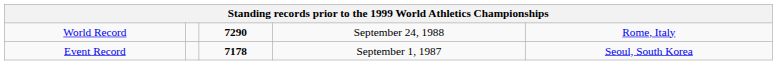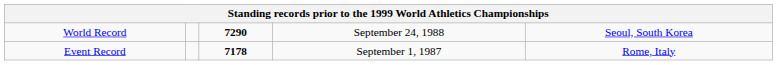(649, 31) Rome, Italy -> (649, 31) Seoul, South Korea
(649, 50) Seoul, South Korea -> (649, 50) Rome, Italy
